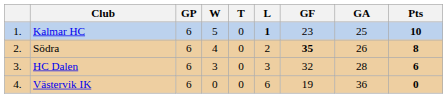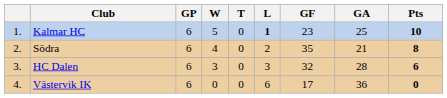(307, 48) bold -> (307, 48) normal
(362, 48) 26 -> (362, 48) 21
(307, 84) 19 -> (307, 84) 17
